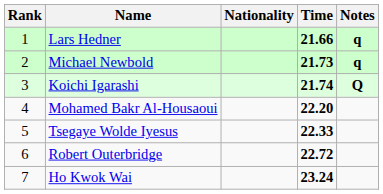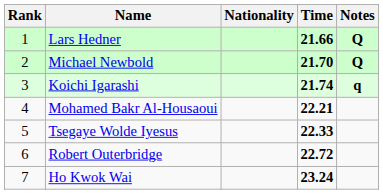(357, 39) q -> (357, 39) Q
(317, 62) 21.73 -> (317, 62) 21.70
(357, 62) q -> (357, 62) Q
(357, 85) Q -> (357, 85) q
(317, 108) 22.20 -> (317, 108) 22.21
